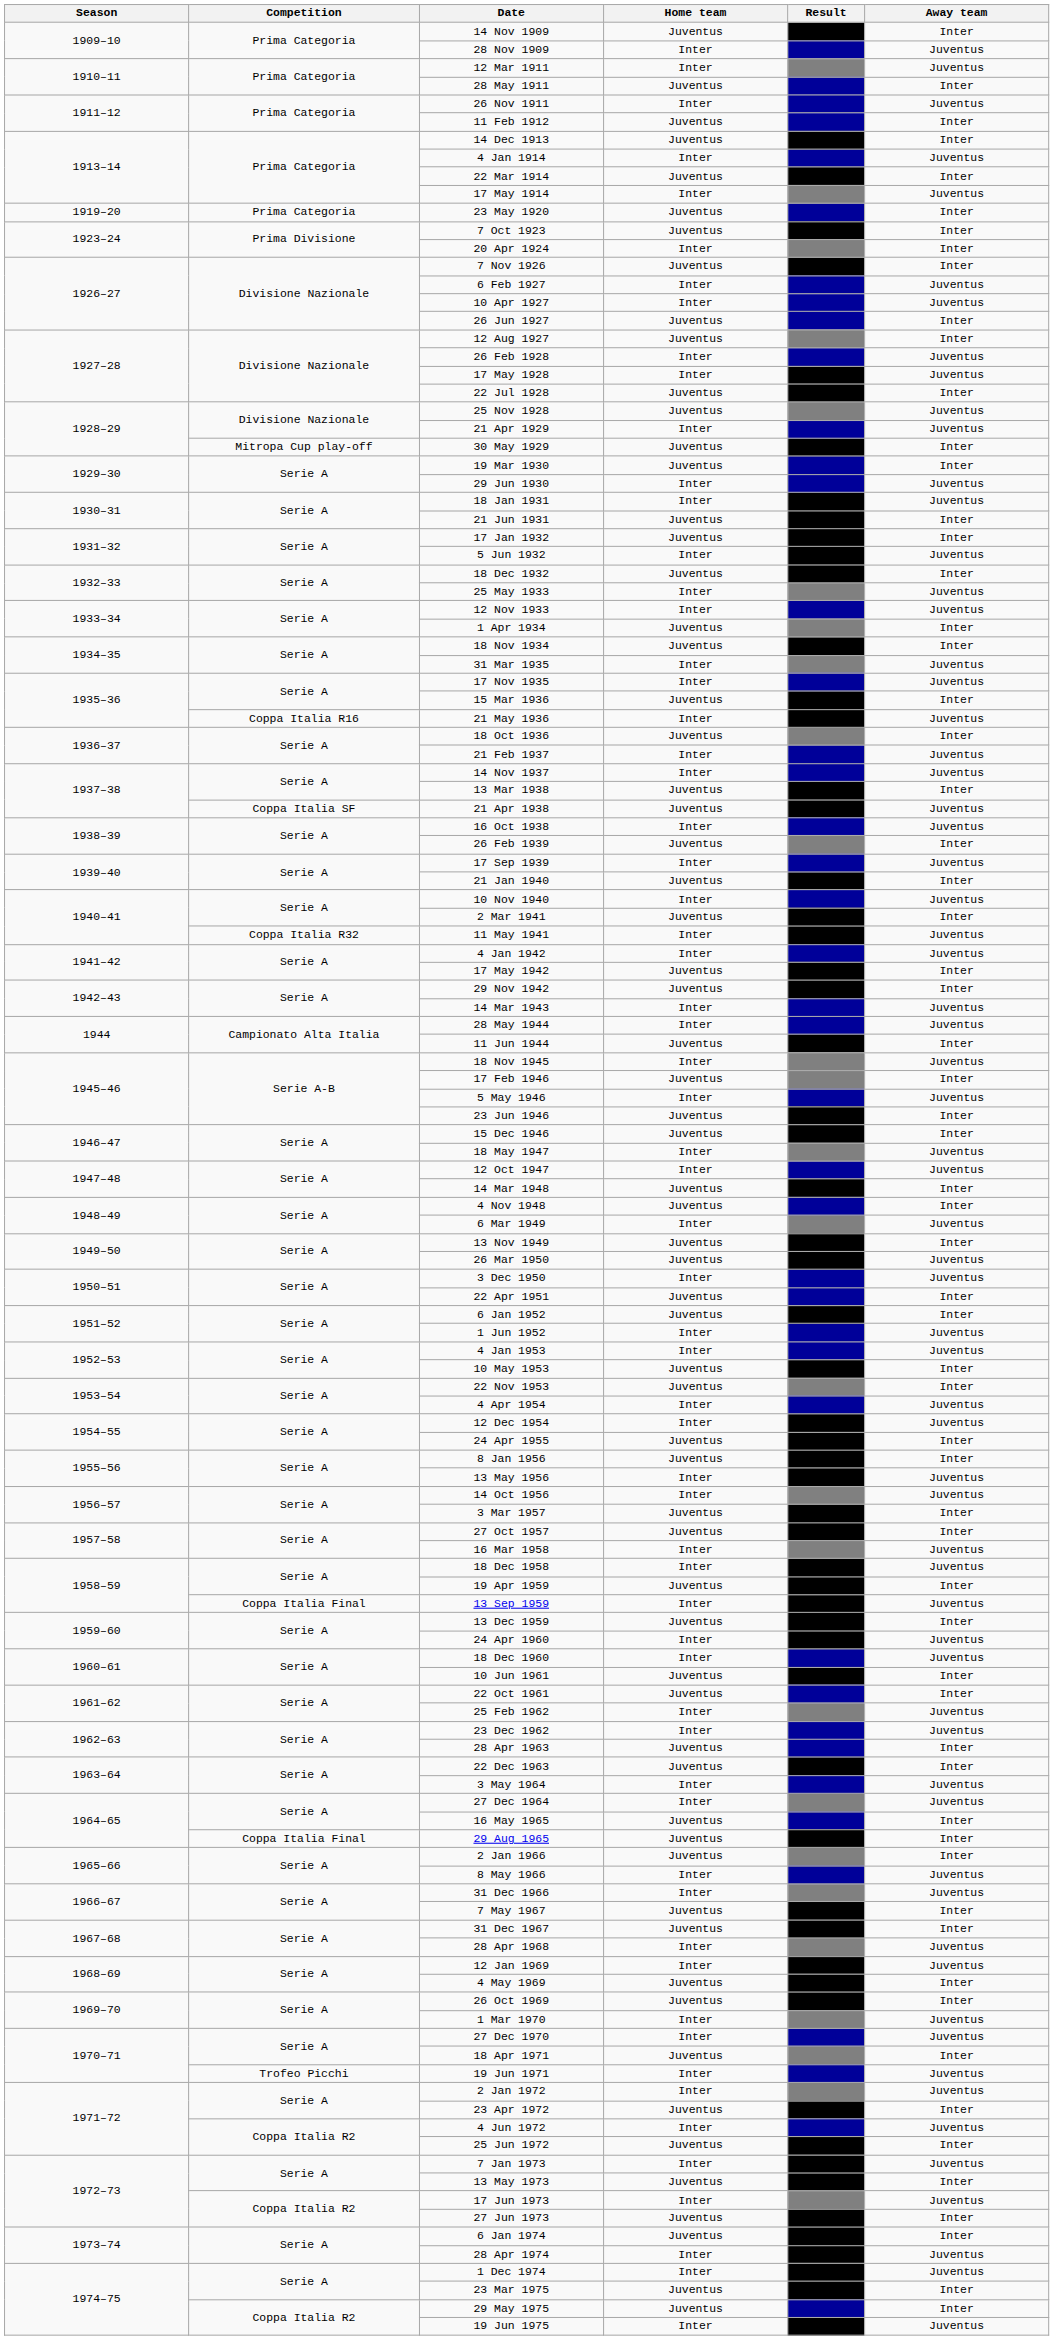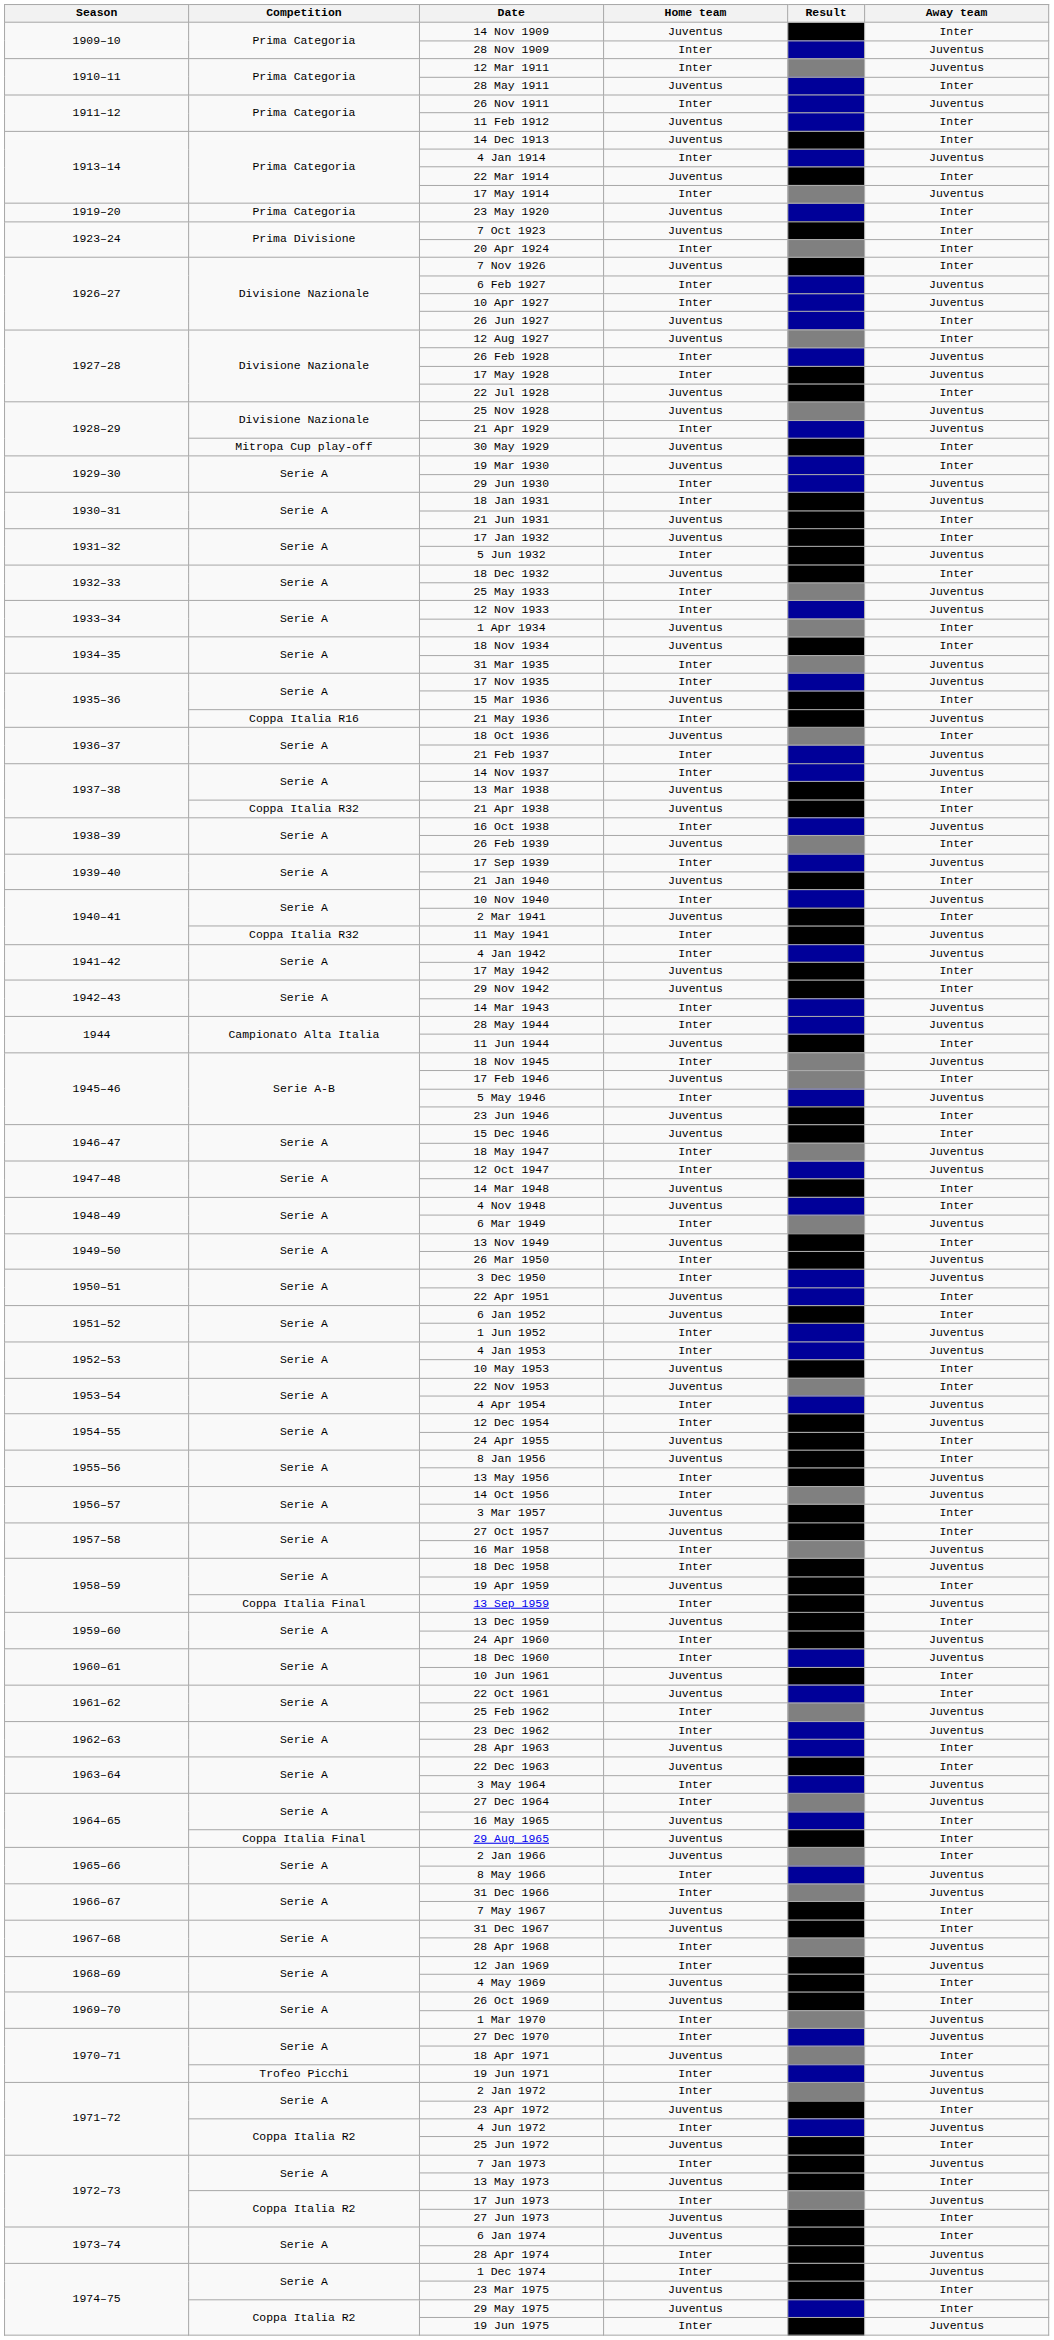(304, 809) Coppa Italia SF -> (304, 809) Coppa Italia R32
(957, 809) Juventus -> (957, 809) Inter
(696, 1260) Juventus -> (696, 1260) Inter
